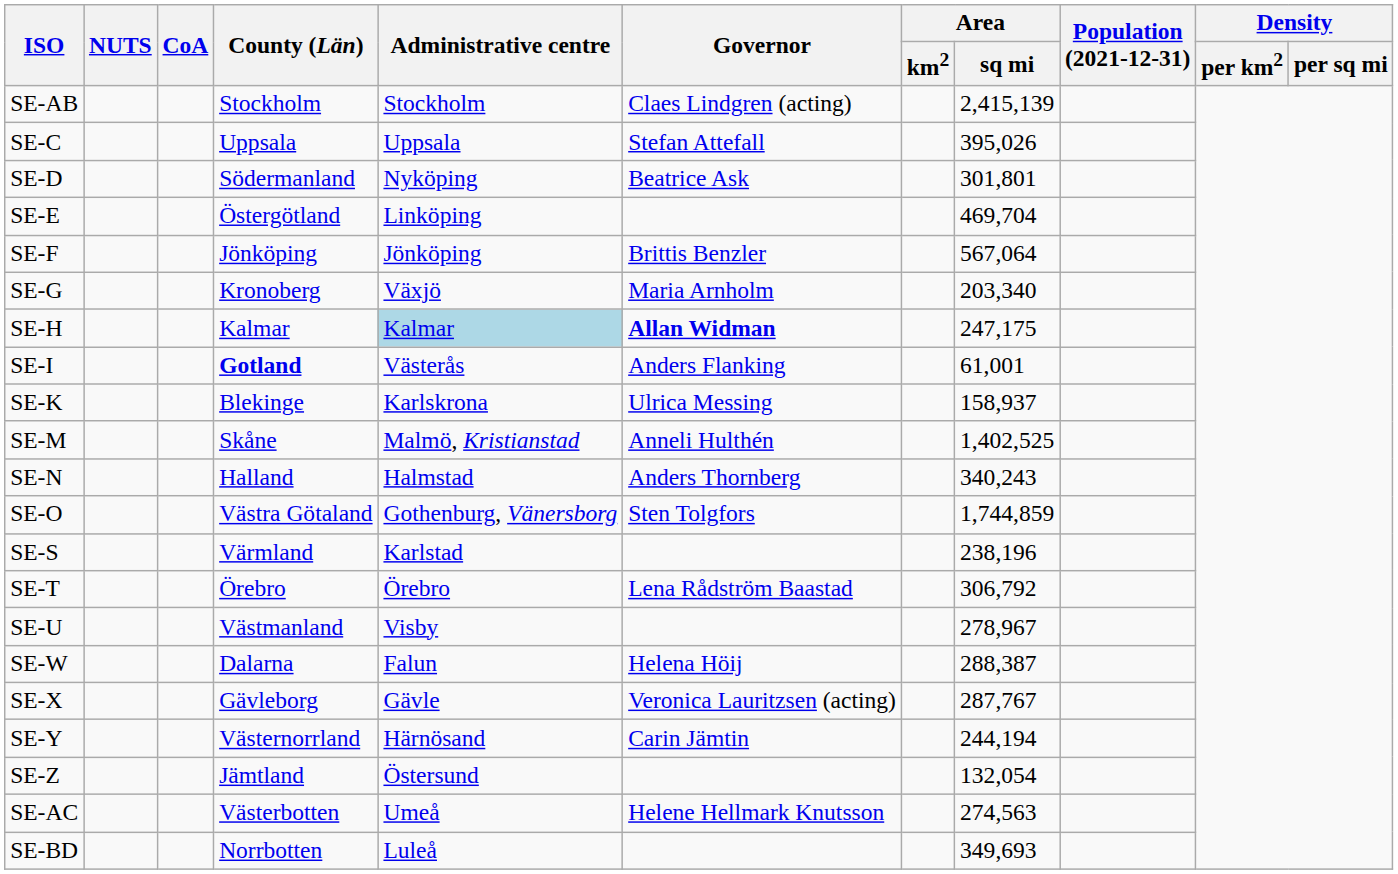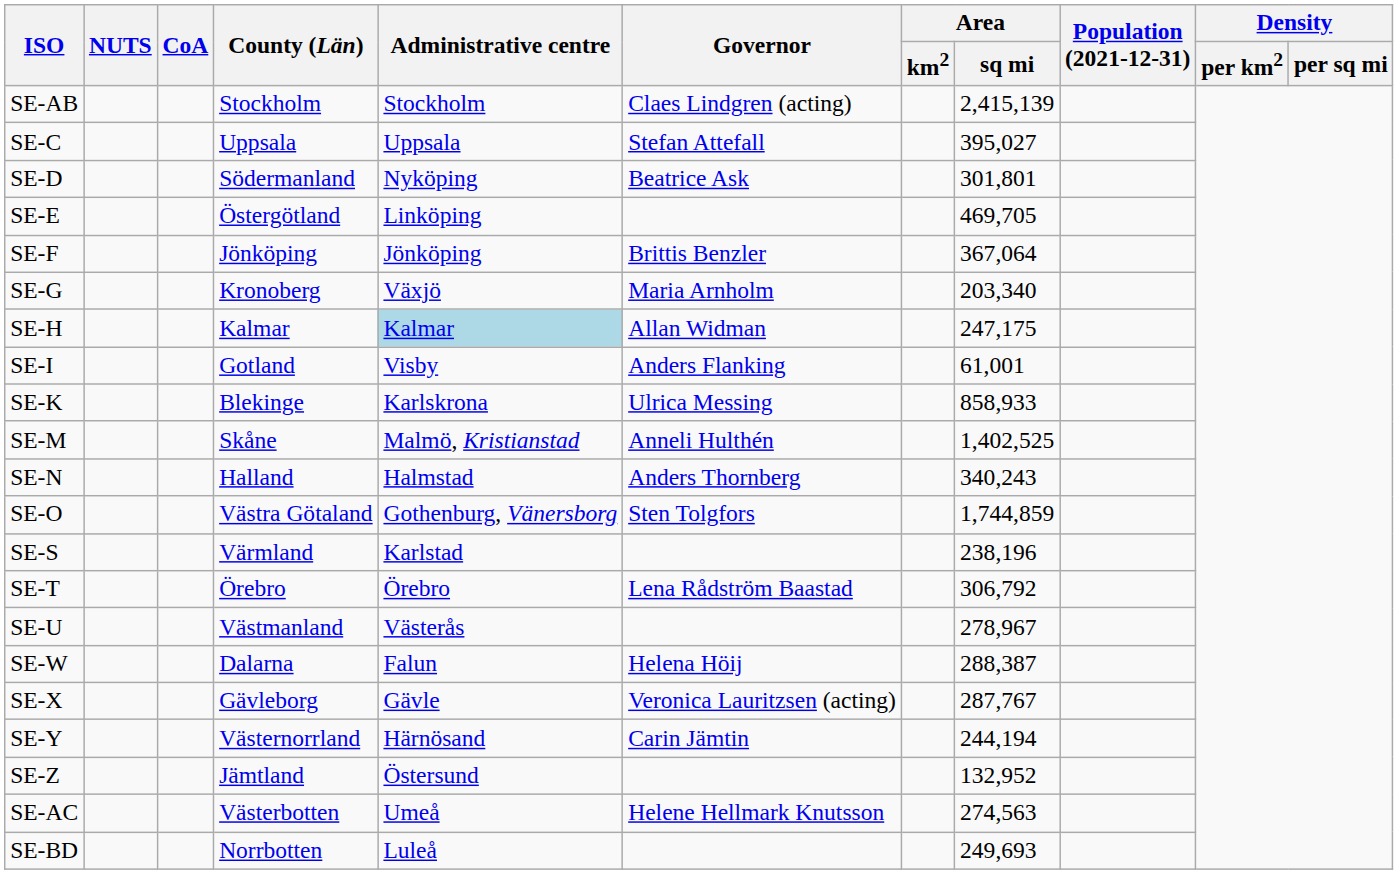(998, 141) 395,026 -> (998, 141) 395,027
(998, 216) 469,704 -> (998, 216) 469,705
(998, 253) 567,064 -> (998, 253) 367,064
(702, 327) bold -> (697, 327) normal
(260, 365) bold -> (257, 365) normal
(424, 365) Västerås -> (411, 365) Visby
(998, 402) 158,937 -> (998, 402) 858,933
(411, 626) Visby -> (424, 626) Västerås
(998, 775) 132,054 -> (998, 775) 132,952
(998, 850) 349,693 -> (998, 850) 249,693
